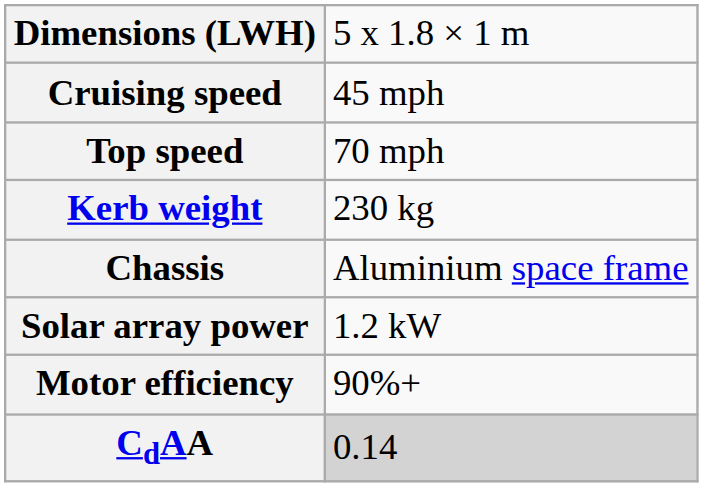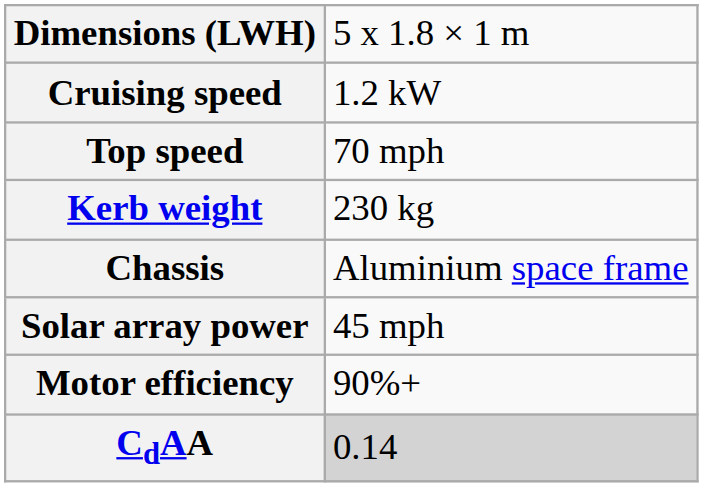(389, 92) 45 mph -> (387, 92) 1.2 kW
(387, 325) 1.2 kW -> (389, 325) 45 mph
